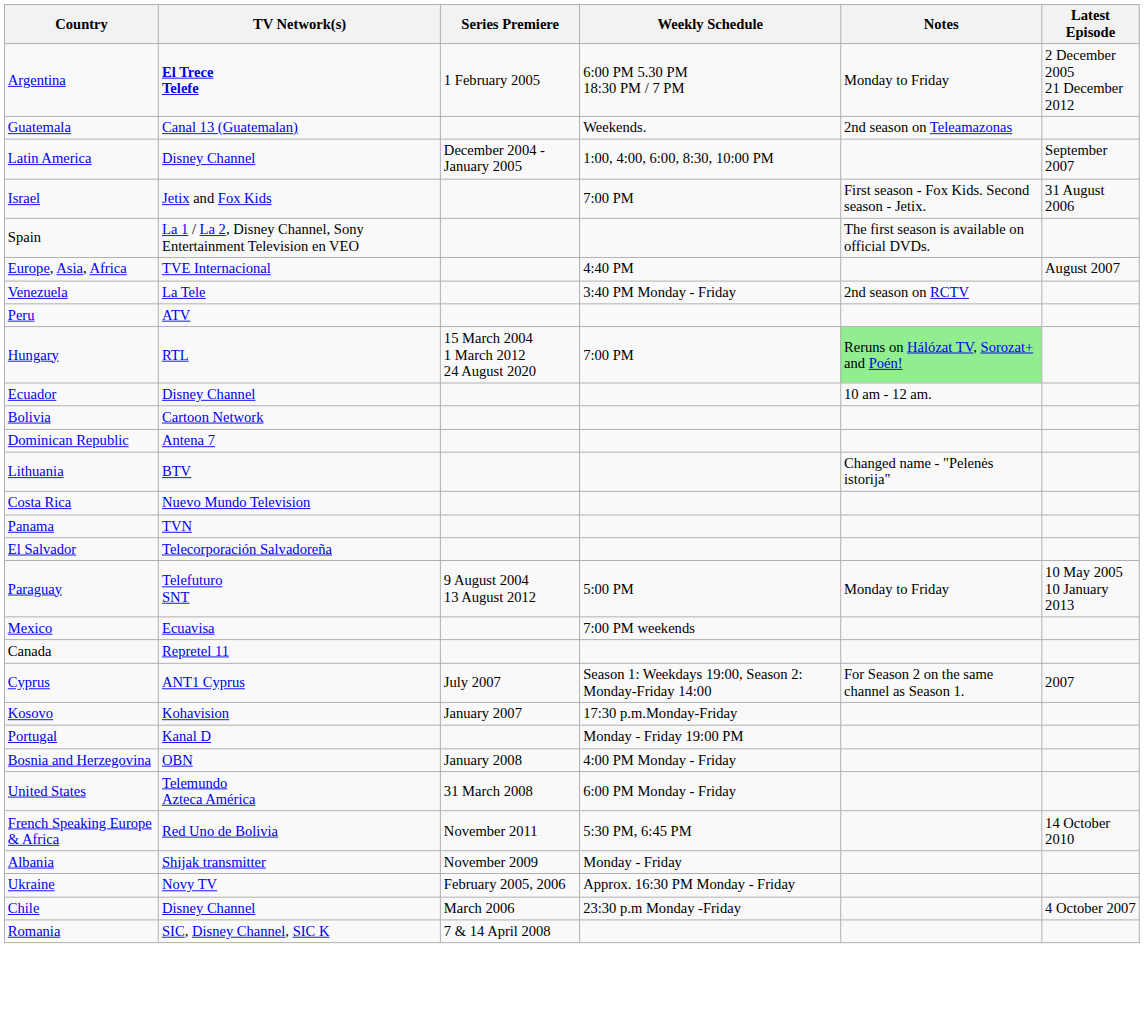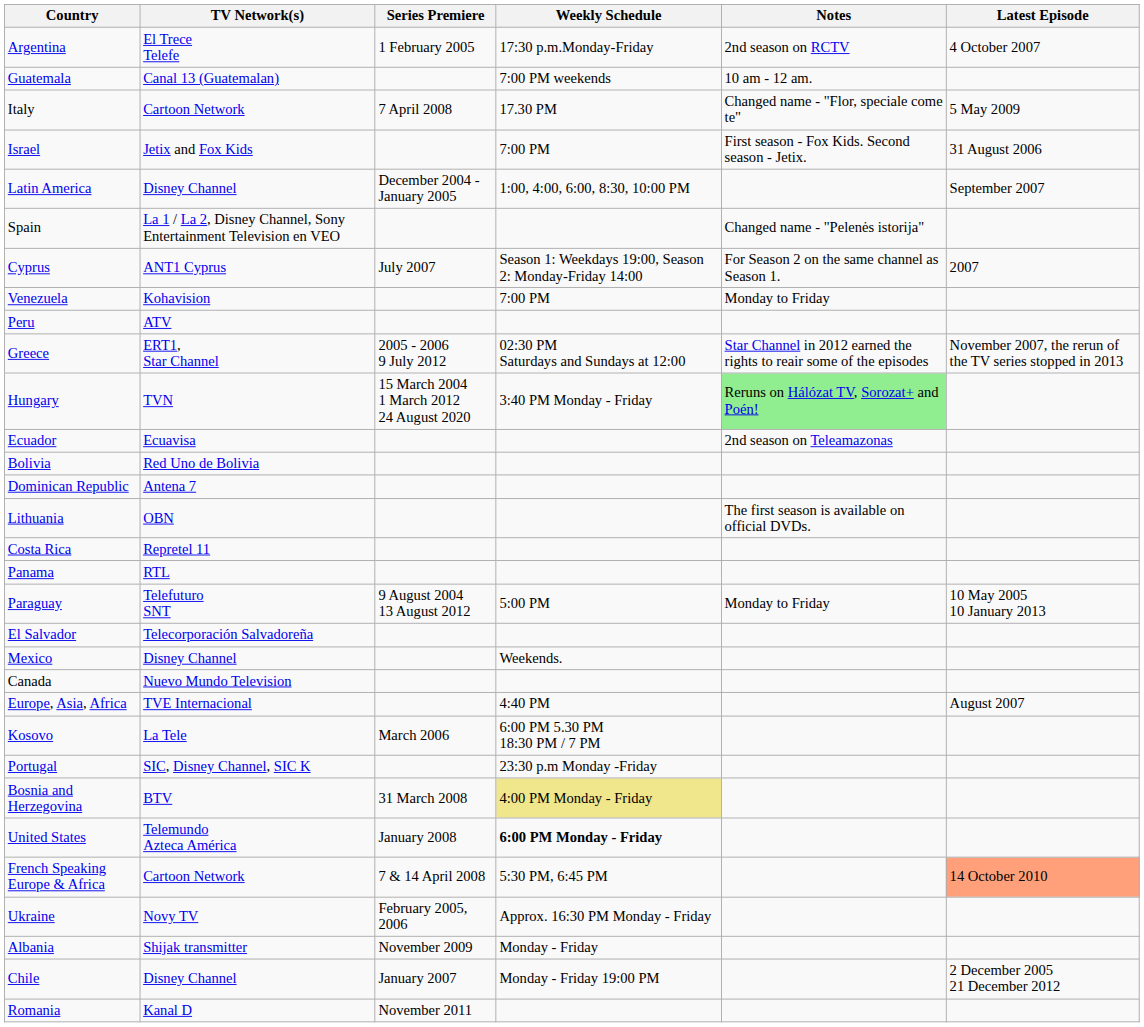(188, 80) bold -> (168, 47) normal
(635, 80) 6:00 PM 5.30 PM 18:30 PM / 7 PM -> (576, 47) 17:30 p.m.Monday-Friday
(897, 80) Monday to Friday -> (787, 47) 2nd season on RCTV
(1084, 80) 2 December 2005 21 December 2012 -> (995, 47) 4 October 2007
(615, 127) Weekends. -> (555, 78) 7:00 PM weekends
(928, 127) 2nd season on Teleamazonas -> (768, 78) 10 am - 12 am.
+ row: (21, 109)
rows swapped: (50, 159) <-> (24, 198)
(934, 237) The first season is available on official DVDs. -> (824, 228) Changed name - "Pelenės istorija"
rows swapped: (67, 269) <-> (29, 682)
(184, 292) La Tele -> (177, 299) Kohavision
(660, 292) 3:40 PM Monday - Friday -> (525, 299) 7:00 PM
(906, 292) 2nd season on RCTV -> (777, 299) Monday to Friday
+ row: (28, 353)
(175, 354) RTL -> (158, 401) TVN
(609, 354) 7:00 PM -> (576, 401) 3:40 PM Monday - Friday
(209, 394) Disney Channel -> (169, 440) Ecuavisa
(888, 394) 10 am - 12 am. -> (809, 440) 2nd season on Teleamazonas
(213, 417) Cartoon Network -> (201, 463) Red Uno de Bolivia
(177, 471) BTV -> (159, 518) OBN
(919, 471) Changed name - "Pelenės istorija" -> (815, 518) The first season is available on official DVDs.
(236, 503) Nuevo Mundo Television -> (177, 549) Repretel 11
(177, 526) TVN -> (156, 572) RTL
rows swapped: (35, 588) <-> (42, 549)
(188, 628) Ecuavisa -> (190, 658) Disney Channel
(639, 628) 7:00 PM weekends -> (531, 658) Weekends.
(195, 651) Repretel 11 -> (217, 681) Nuevo Mundo Television
(196, 713) Kohavision -> (165, 735) La Tele
(483, 713) January 2007 -> (414, 735) March 2006
(660, 713) 17:30 p.m.Monday-Friday -> (552, 735) 6:00 PM 5.30 PM 18:30 PM / 7 PM
(186, 736) Kanal D -> (227, 766) SIC, Disney Channel, SIC K
(663, 736) Monday - Friday 19:00 PM -> (578, 766) 23:30 p.m Monday -Friday
(177, 760) OBN -> (158, 798) BTV
(483, 760) January 2008 -> (423, 798) 31 March 2008
(660, 760) no background -> (576, 798) khaki background
(488, 791) 31 March 2008 -> (417, 837) January 2008
(660, 791) normal -> (581, 837) bold
(220, 830) Red Uno de Bolivia -> (194, 877) Cartoon Network
(491, 830) November 2011 -> (432, 877) 7 & 14 April 2008
(1078, 830) no background -> (999, 877) lightsalmon background
rows swapped: (31, 885) <-> (31, 862)
(479, 908) March 2006 -> (417, 979) January 2007
(662, 908) 23:30 p.m Monday -Friday -> (579, 979) Monday - Friday 19:00 PM
(1090, 908) 4 October 2007 -> (1005, 979) 2 December 2005 21 December 2012
(246, 931) SIC, Disney Channel, SIC K -> (168, 1010) Kanal D
(497, 931) 7 & 14 April 2008 -> (425, 1010) November 2011
